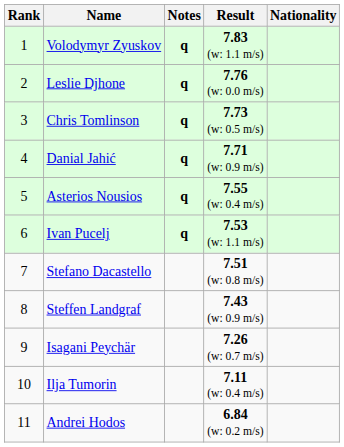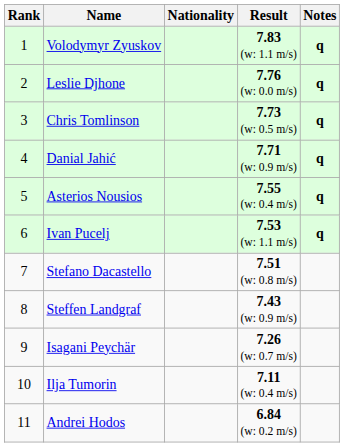columns swapped: (303, 15) <-> (184, 15)
